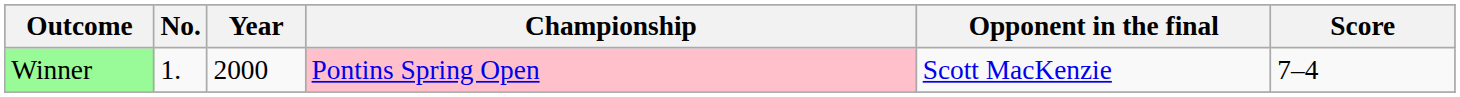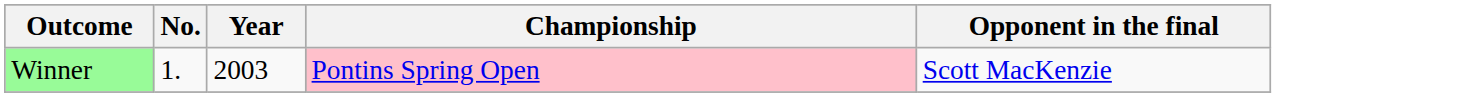- column: (1363, 26)
(241, 69) 2000 -> (241, 69) 2003
